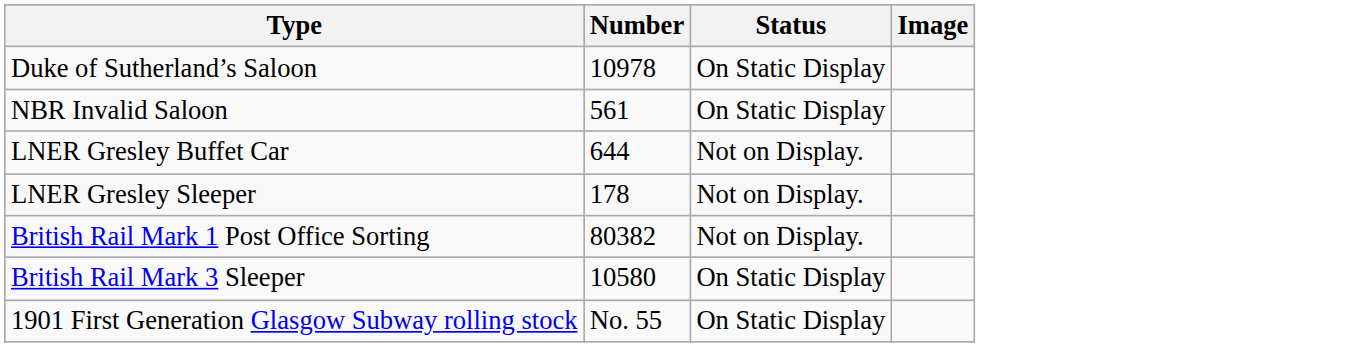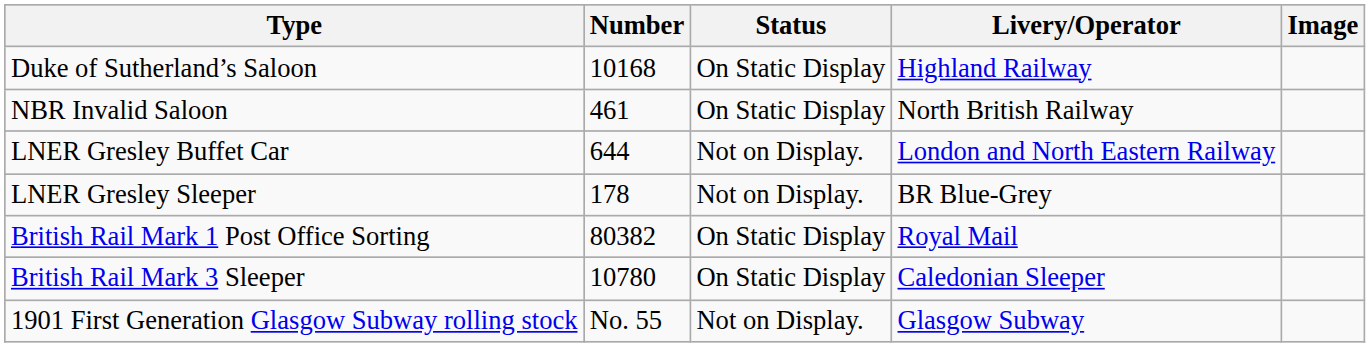+ column: (1086, 25)
(623, 67) 10978 -> (623, 67) 10168
(610, 109) 561 -> (610, 109) 461
(780, 236) Not on Display. -> (791, 236) On Static Display
(623, 278) 10580 -> (623, 278) 10780
(791, 320) On Static Display -> (780, 320) Not on Display.
